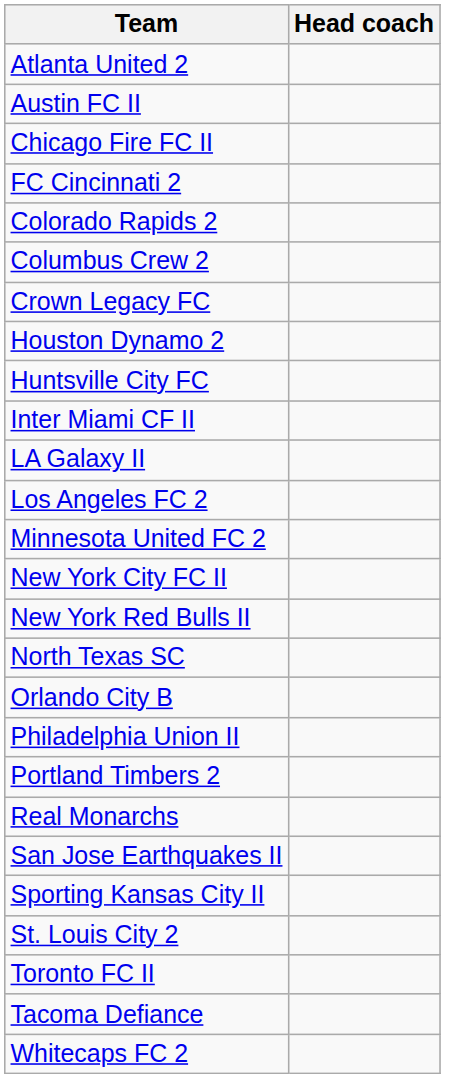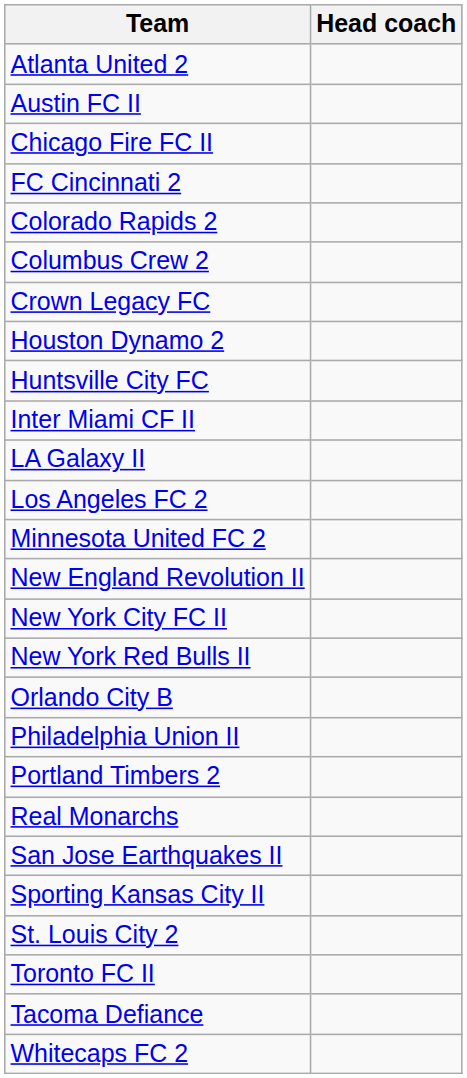+ row: (158, 578)
- row: (98, 657)
